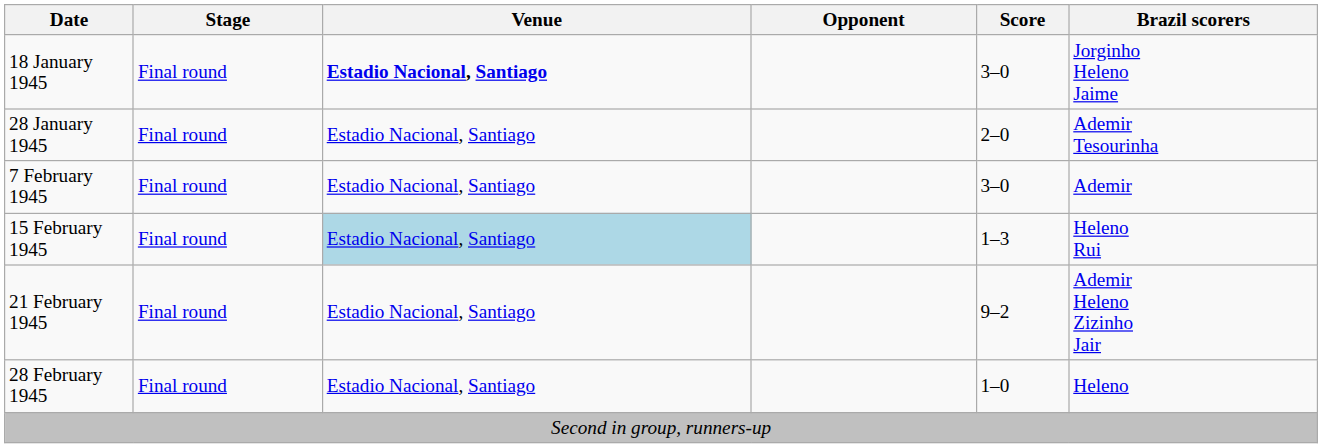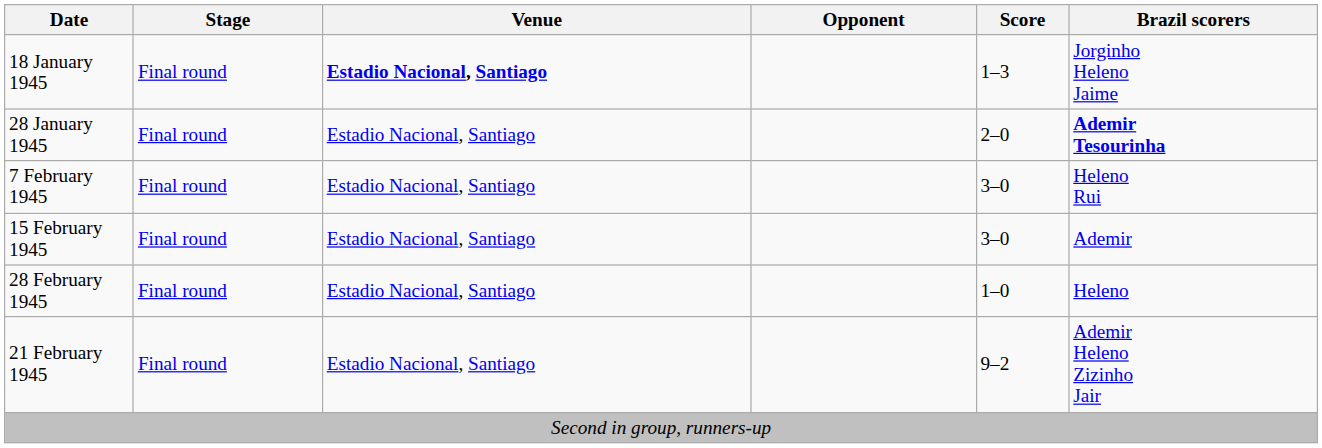(995, 71) 3–0 -> (995, 71) 1–3
(1116, 134) normal -> (1119, 134) bold
(1103, 186) Ademir -> (1101, 186) Heleno Rui
(431, 238) lightblue background -> (431, 238) no background
(995, 238) 1–3 -> (995, 238) 3–0
(1101, 238) Heleno Rui -> (1103, 238) Ademir
rows swapped: (56, 312) <-> (56, 386)
